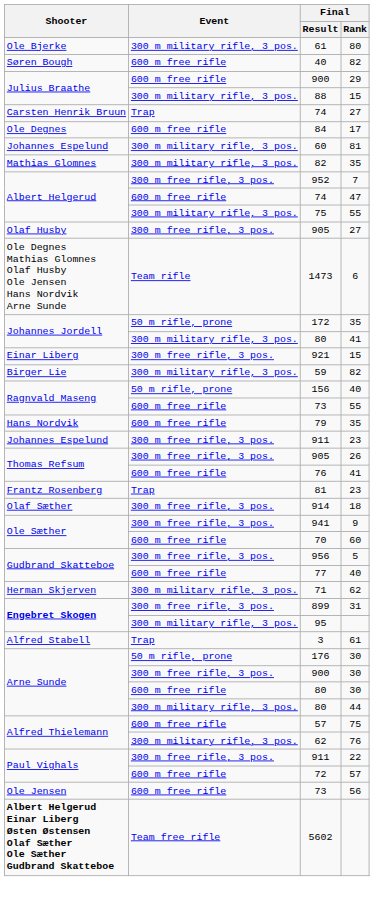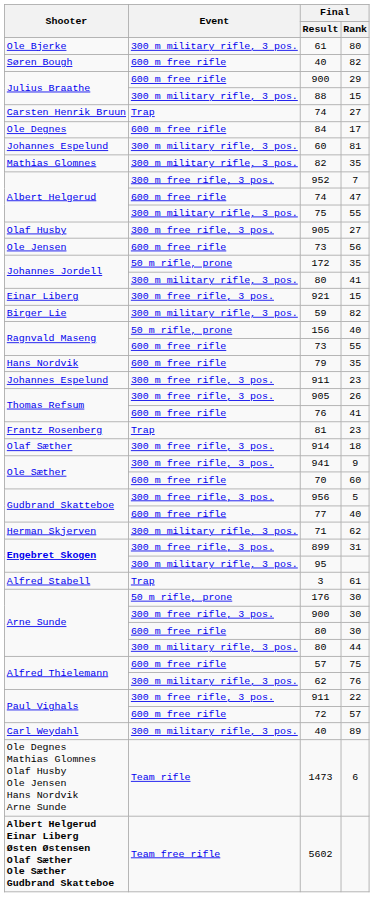rows swapped: (321, 790) <-> (321, 276)
+ row: (321, 731)
